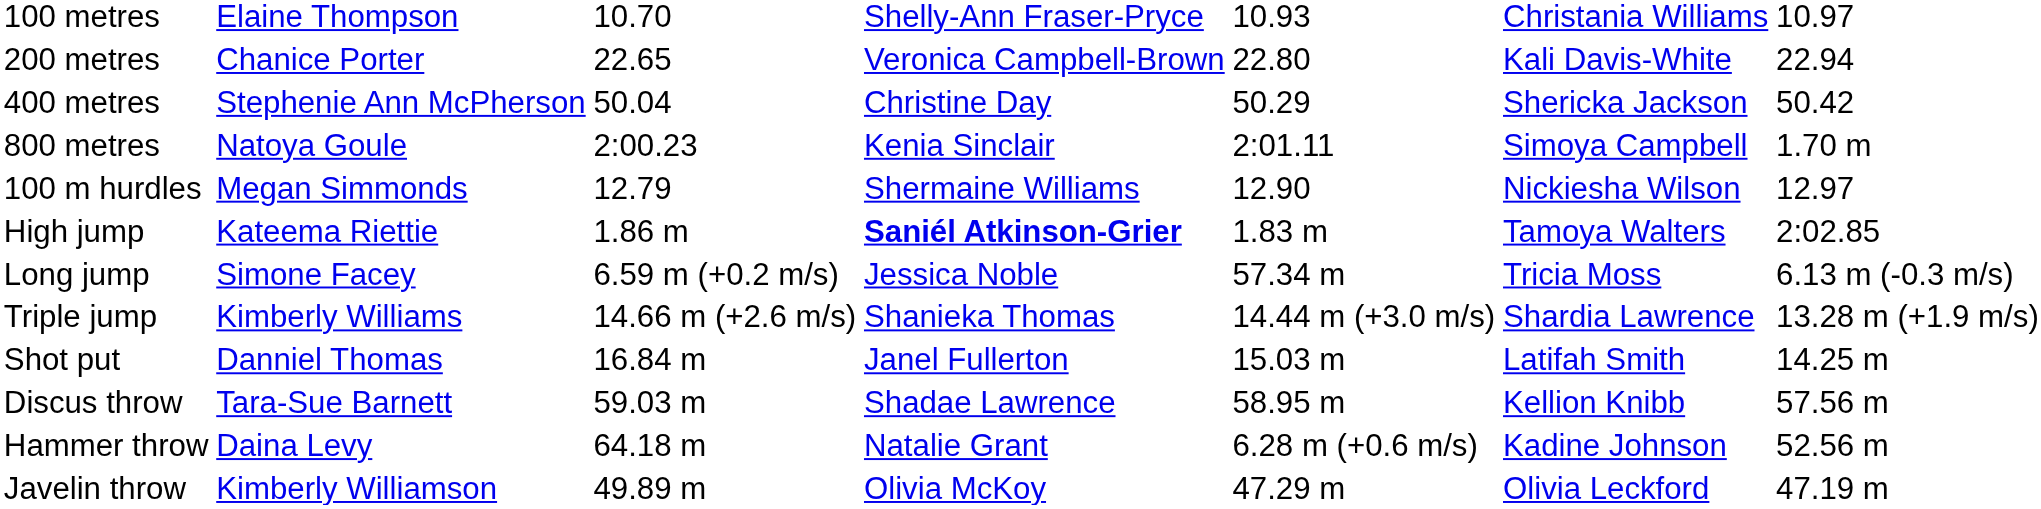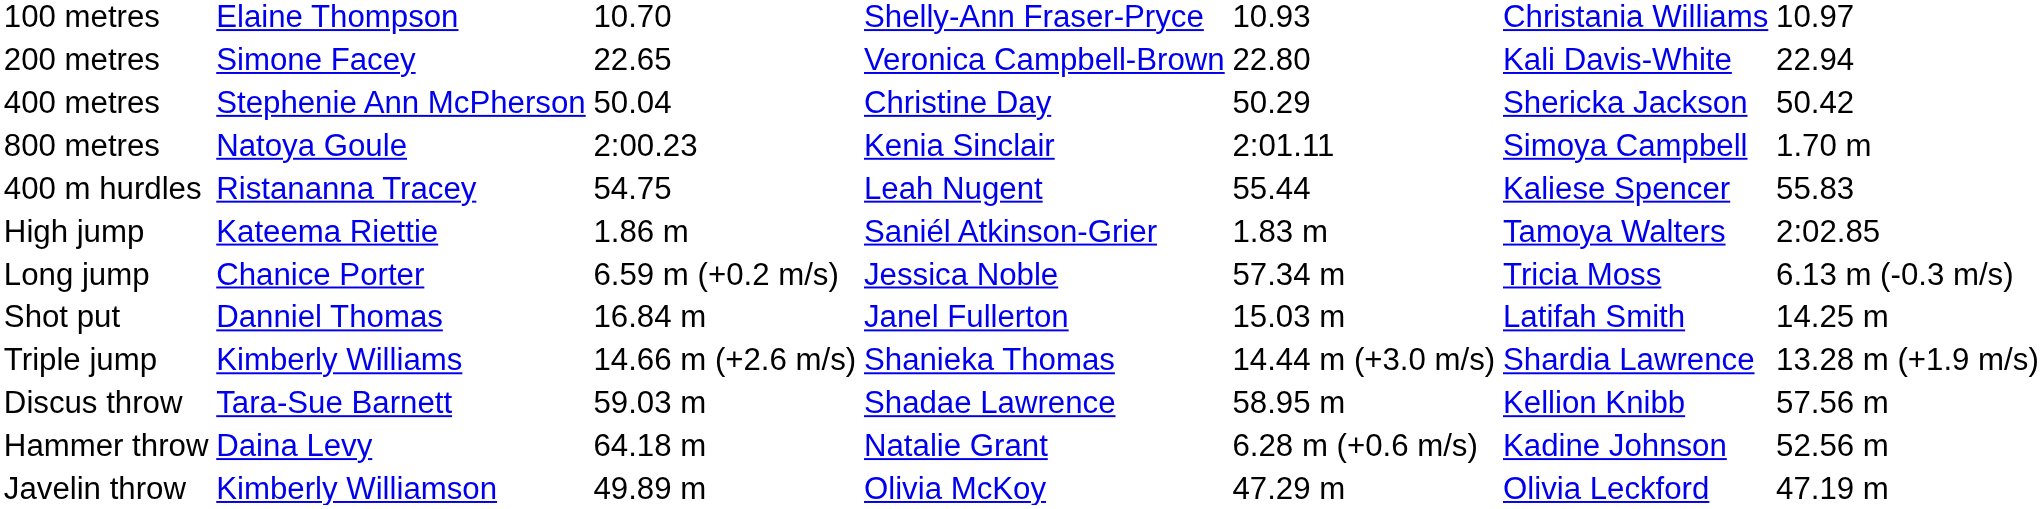(320, 59) Chanice Porter -> (316, 59) Simone Facey
- row: (103, 188)
+ row: (103, 188)
(1023, 231) bold -> (1011, 231) normal
(316, 274) Simone Facey -> (320, 274) Chanice Porter
rows swapped: (80, 317) <-> (62, 360)
